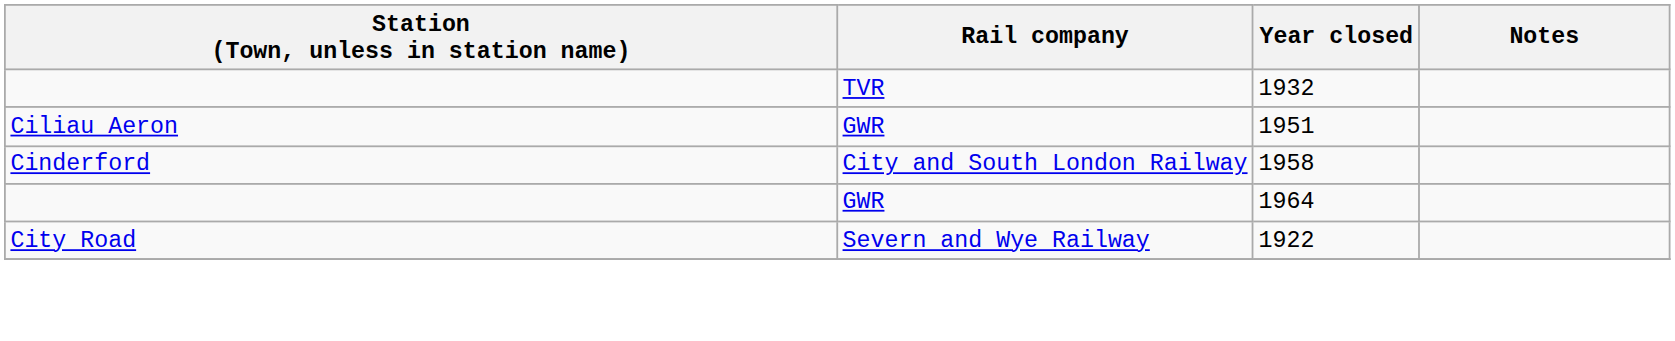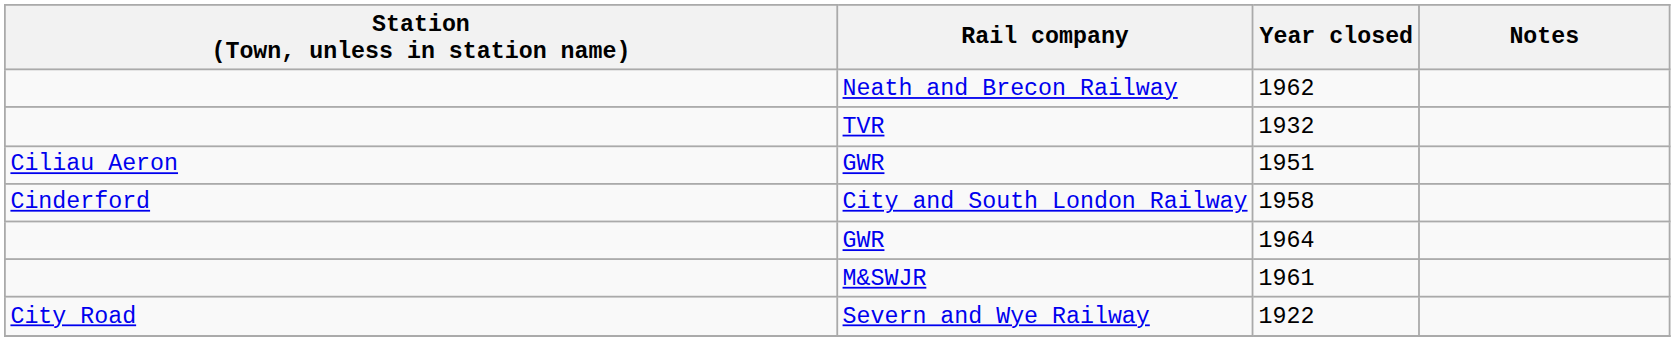+ row: (1287, 89)
+ row: (1287, 278)
